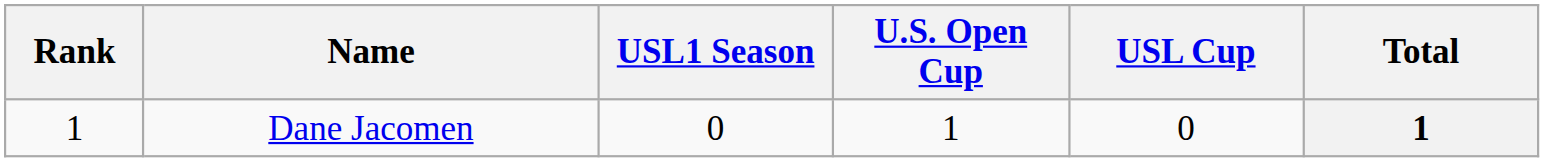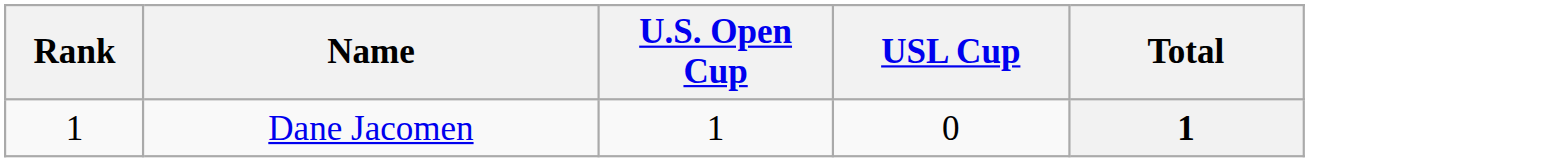- column: (716, 51)
